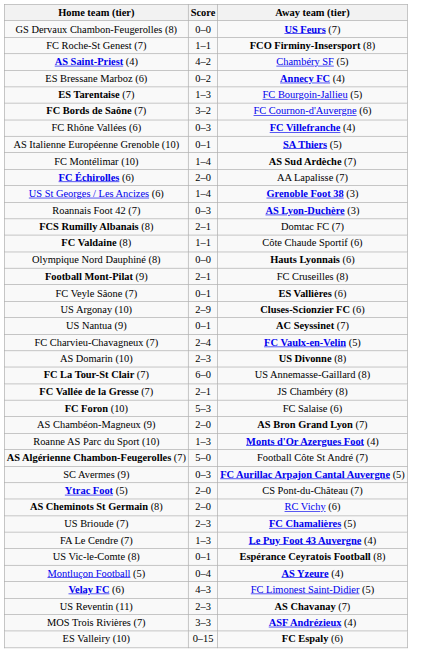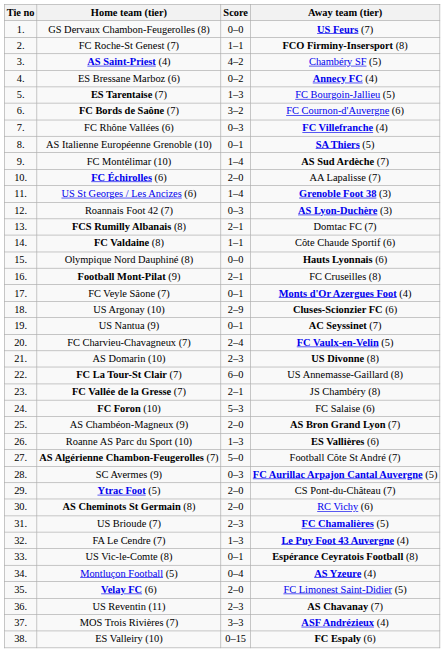+ column: (21, 12)
(312, 293) ES Vallières (6) -> (345, 293) Monts d'Or Azergues Foot (4)
(312, 441) Monts d'Or Azergues Foot (4) -> (345, 441) ES Vallières (6)
(203, 590) 4–3 -> (236, 590) 2–0
